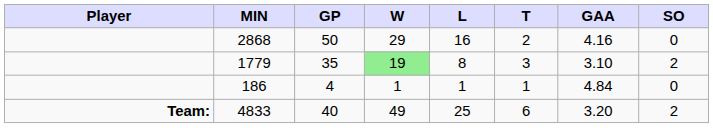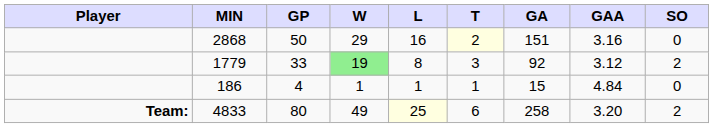+ column: (537, 16)
(526, 39) no background -> (475, 39) lightyellow background
(598, 39) 4.16 -> (608, 39) 3.16
(330, 63) 35 -> (299, 63) 33
(598, 63) 3.10 -> (608, 63) 3.12
(330, 110) 40 -> (299, 110) 80
(462, 110) no background -> (418, 110) lightyellow background
